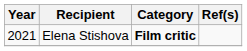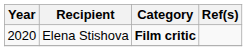(22, 35) 2021 -> (22, 35) 2020
